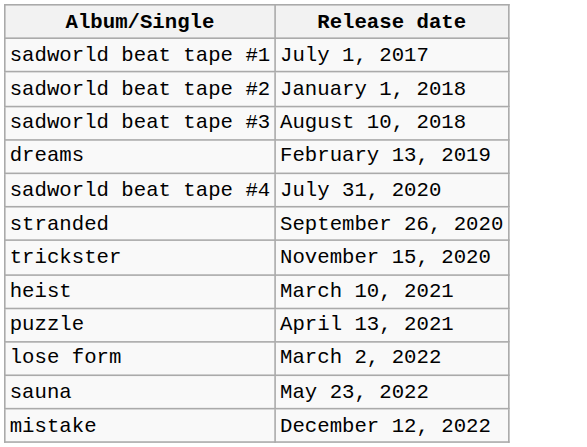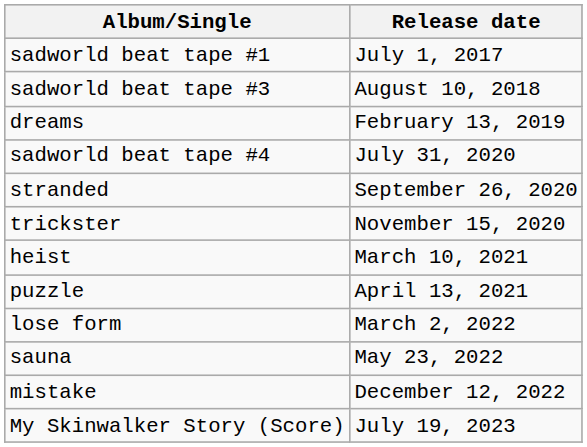- row: (140, 89)
+ row: (177, 426)
